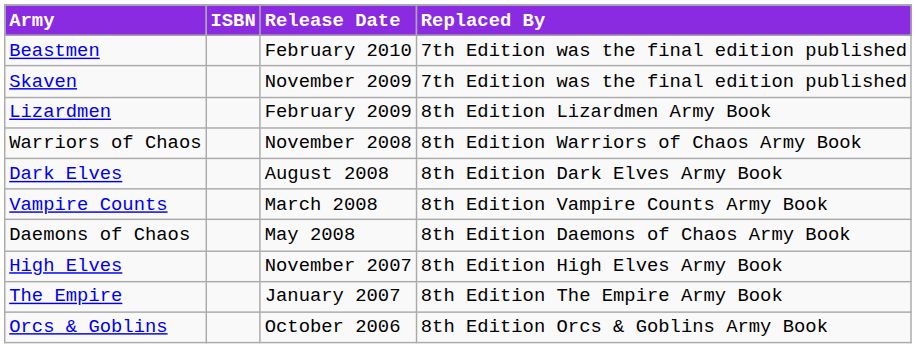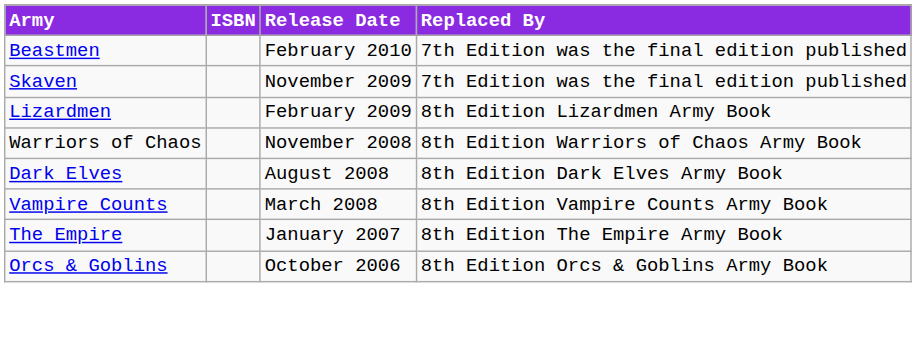- row: (100, 235)
- row: (66, 266)
